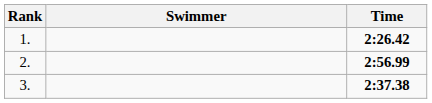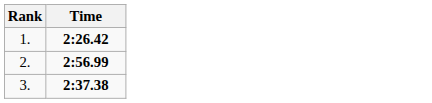- column: (196, 16)
